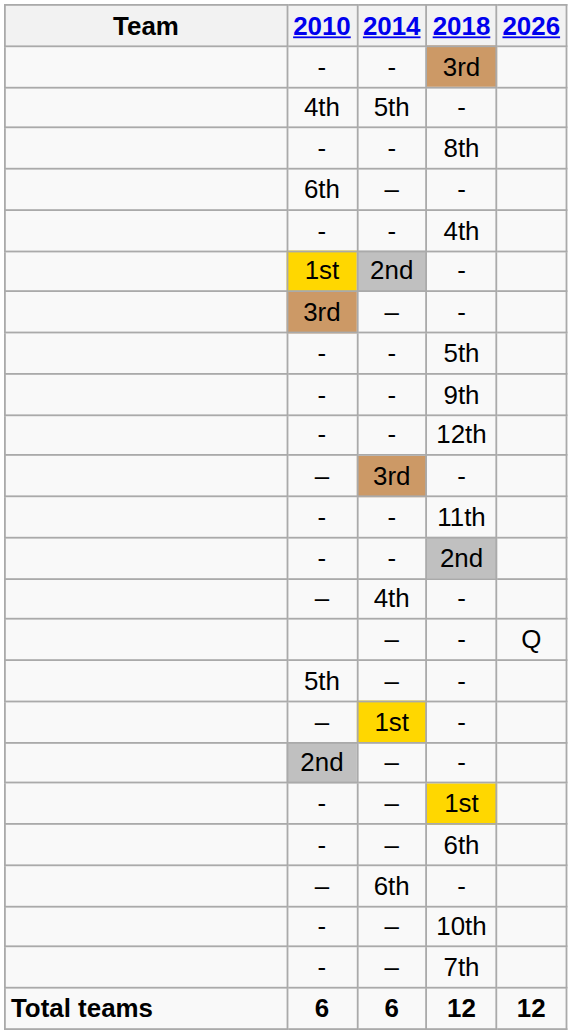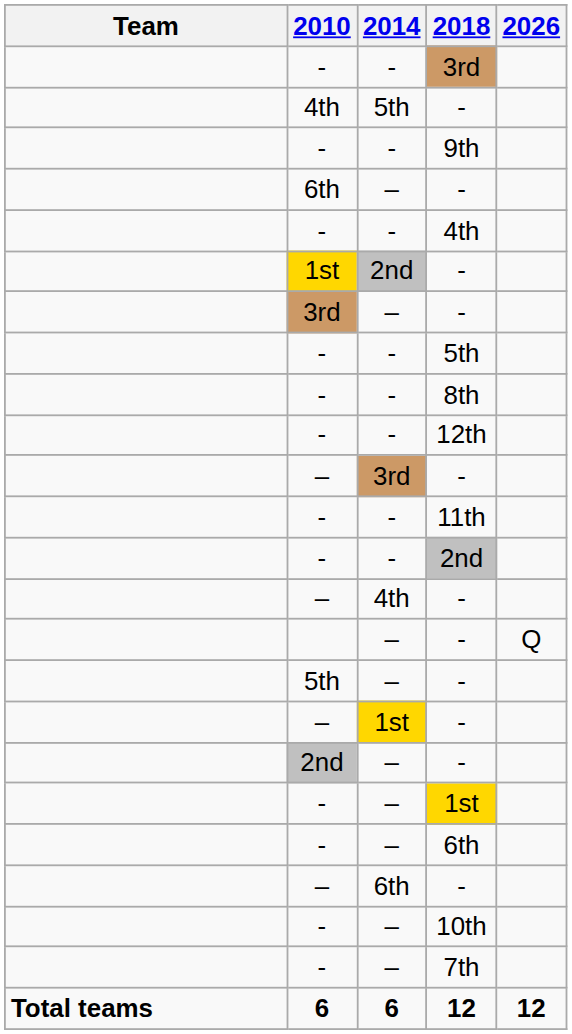rows swapped: (322, 394) <-> (322, 149)
